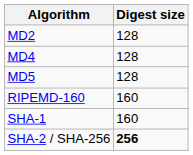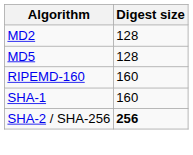- row: (21, 56)
